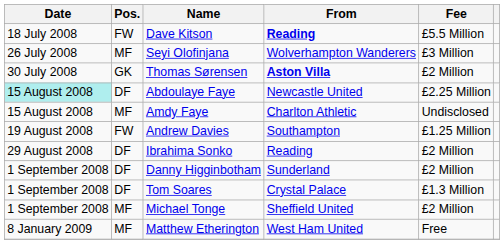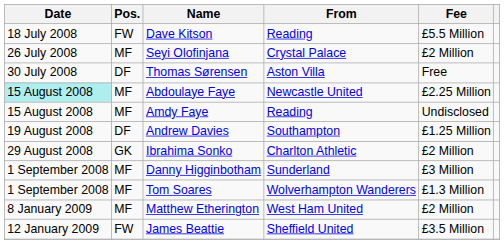(291, 33) bold -> (290, 33) normal
(341, 53) Wolverhampton Wanderers -> (306, 53) Crystal Palace
(448, 53) £3 Million -> (448, 53) £2 Million
(123, 72) GK -> (122, 72) DF
(298, 72) bold -> (296, 72) normal
(448, 72) £2 Million -> (434, 72) Free
(122, 92) DF -> (123, 92) MF
(312, 111) Charlton Athletic -> (290, 111) Reading
(124, 131) FW -> (122, 131) DF
(122, 151) DF -> (123, 151) GK
(290, 151) Reading -> (312, 151) Charlton Athletic
(122, 170) DF -> (123, 170) MF
(448, 170) £2 Million -> (448, 170) £3 Million
(122, 190) DF -> (123, 190) MF
(306, 190) Crystal Palace -> (341, 190) Wolverhampton Wanderers
- row: (186, 209)
(434, 229) Free -> (448, 209) £2 Million
+ row: (185, 229)
